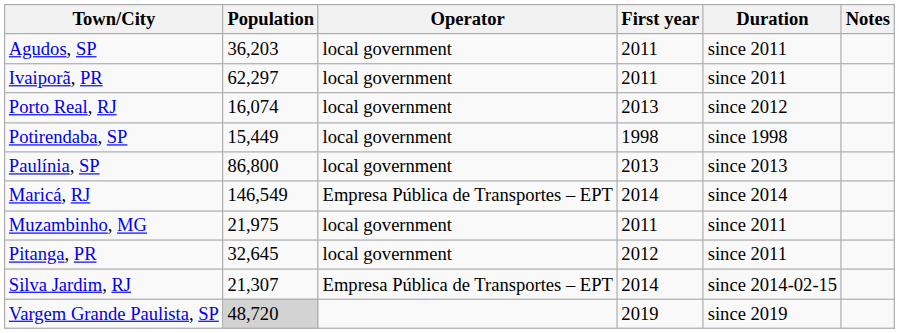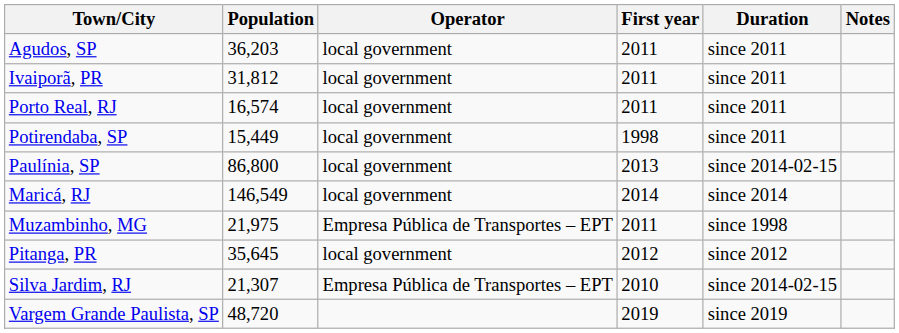(253, 78) 62,297 -> (253, 78) 31,812
(253, 107) 16,074 -> (253, 107) 16,574
(640, 107) 2013 -> (640, 107) 2011
(748, 107) since 2012 -> (747, 107) since 2011
(748, 136) since 1998 -> (747, 136) since 2011
(748, 166) since 2013 -> (772, 166) since 2014-02-15
(468, 195) Empresa Pública de Transportes – EPT -> (387, 195) local government
(387, 225) local government -> (468, 225) Empresa Pública de Transportes – EPT
(747, 225) since 2011 -> (748, 225) since 1998
(253, 254) 32,645 -> (253, 254) 35,645
(747, 254) since 2011 -> (748, 254) since 2012
(640, 284) 2014 -> (640, 284) 2010
(253, 313) lightgrey background -> (253, 313) no background
